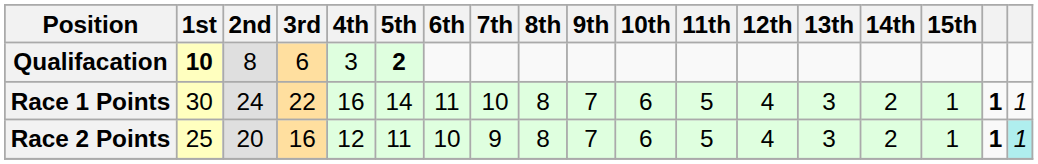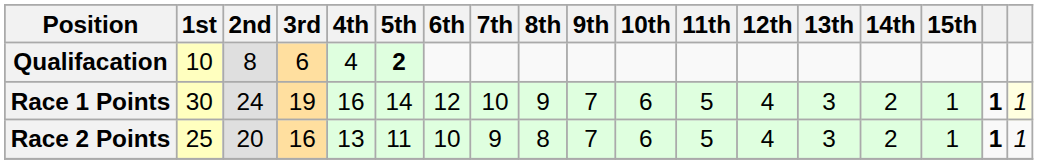(199, 62) bold -> (199, 62) normal
(351, 62) 3 -> (351, 62) 4
(302, 100) 22 -> (302, 100) 19
(447, 100) 11 -> (447, 100) 12
(543, 100) 8 -> (543, 100) 9
(1021, 100) no background -> (1021, 100) lightyellow background
(351, 139) 12 -> (351, 139) 13
(1021, 139) paleturquoise background -> (1021, 139) no background
